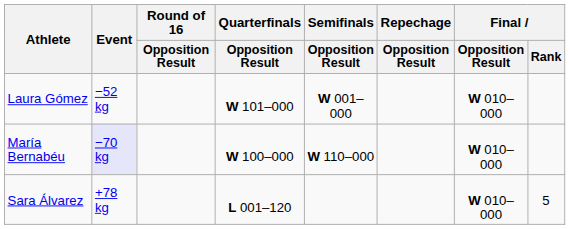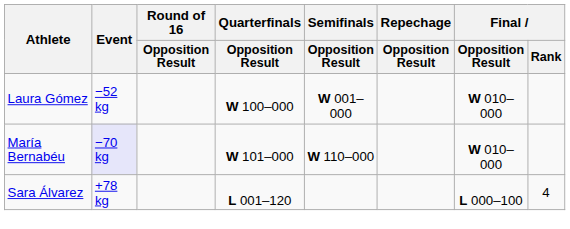(260, 107) W 101–000 -> (260, 107) W 100–000
(260, 157) W 100–000 -> (260, 157) W 101–000
(491, 207) W 010–000 -> (491, 200) L 000–100
(546, 200) 5 -> (546, 193) 4
